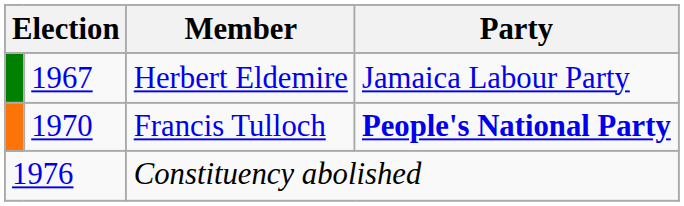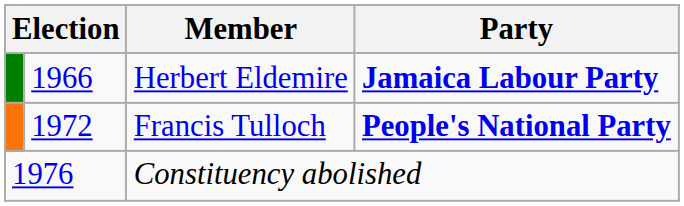(62, 77) 1967 -> (62, 77) 1966
(496, 77) normal -> (510, 77) bold
(62, 126) 1970 -> (62, 126) 1972
